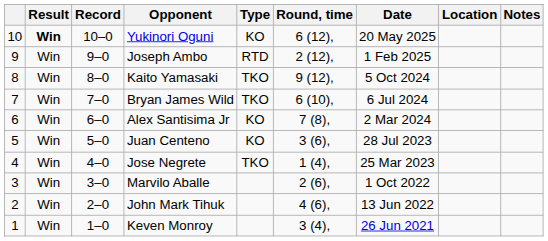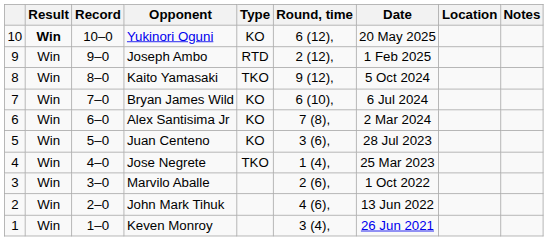(255, 99) TKO -> (255, 99) KO
